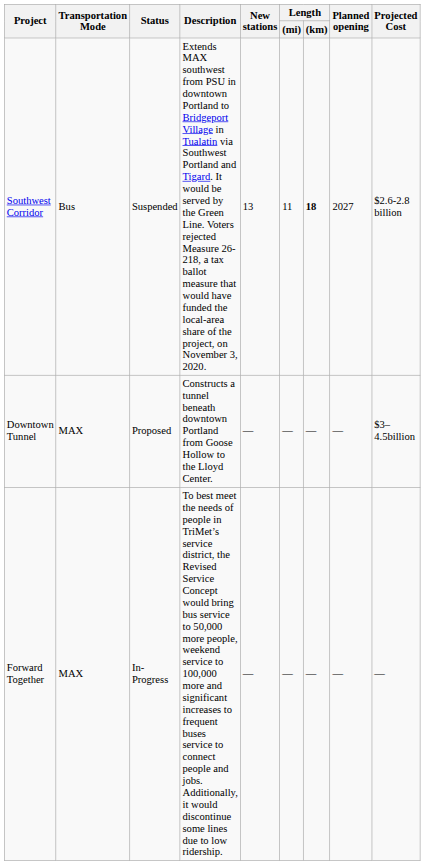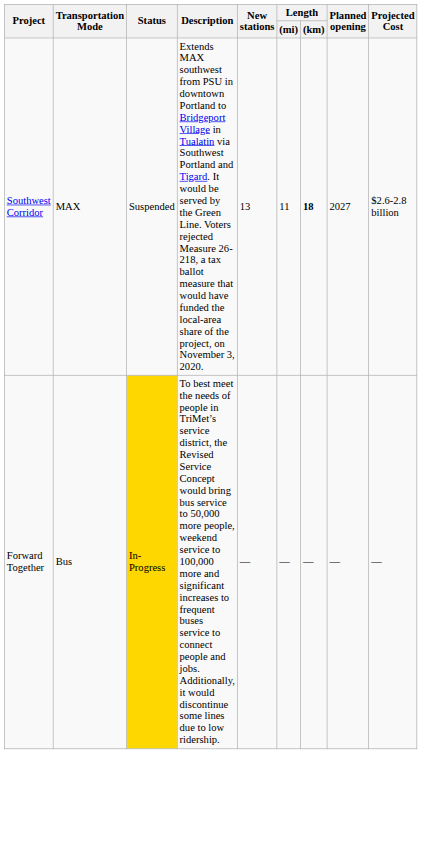(67, 206) Bus -> (68, 206) MAX
- row: (30, 431)
(71, 673) MAX -> (64, 562) Bus
(150, 673) no background -> (147, 562) gold background
